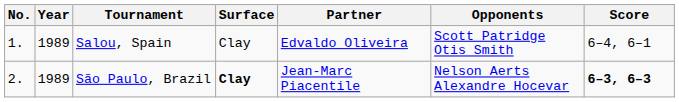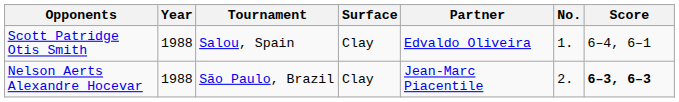columns swapped: (20, 15) <-> (508, 15)
(54, 43) 1989 -> (177, 43) 1988
(54, 79) 1989 -> (177, 79) 1988
(235, 79) bold -> (358, 79) normal
